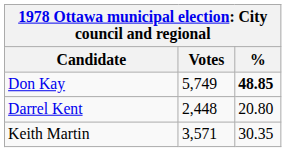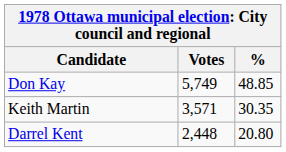(256, 84) bold -> (256, 84) normal
rows swapped: (49, 134) <-> (45, 109)
